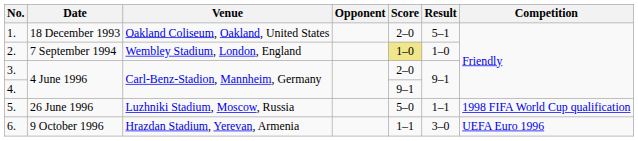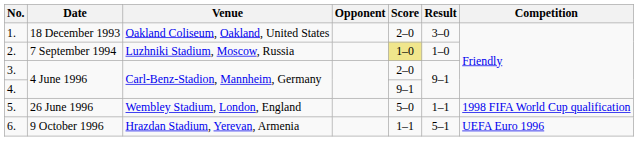(441, 32) 5–1 -> (441, 32) 3–0
(213, 51) Wembley Stadium, London, England -> (210, 51) Luzhniki Stadium, Moscow, Russia
(210, 107) Luzhniki Stadium, Moscow, Russia -> (213, 107) Wembley Stadium, London, England
(441, 126) 3–0 -> (441, 126) 5–1
